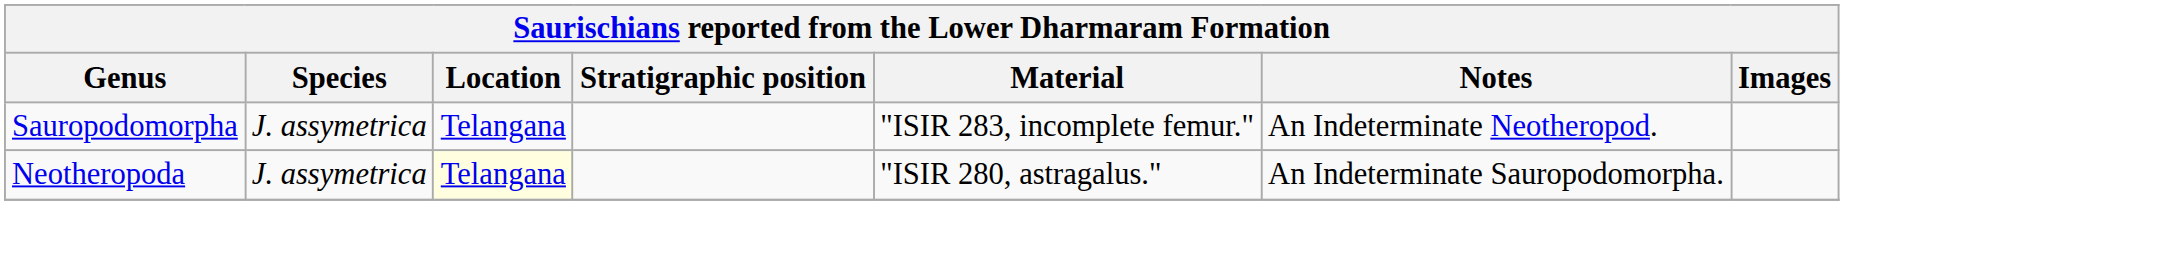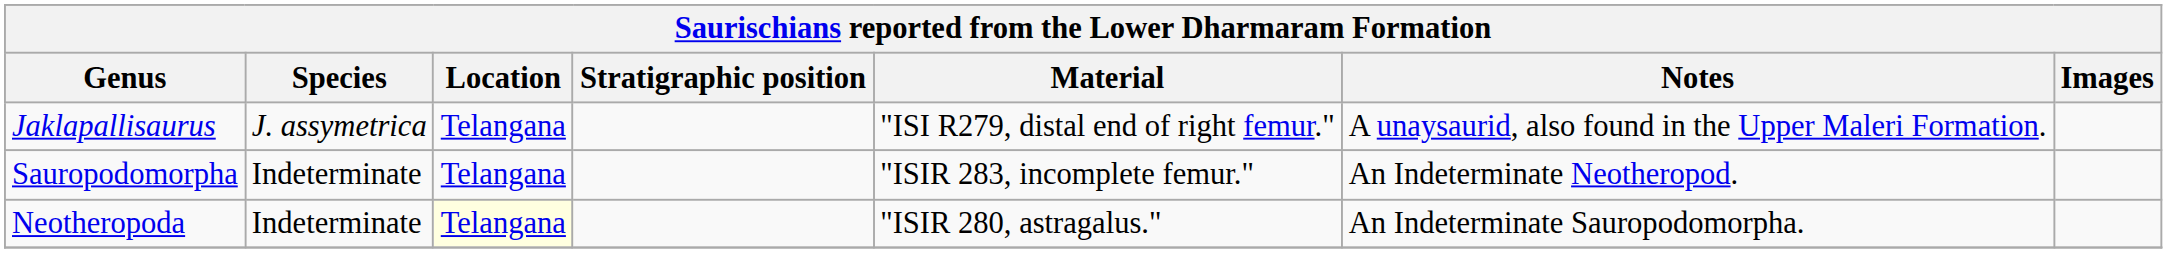+ row: (114, 125)
(339, 125) J. assymetrica -> (337, 174) Indeterminate
(339, 174) J. assymetrica -> (337, 222) Indeterminate
